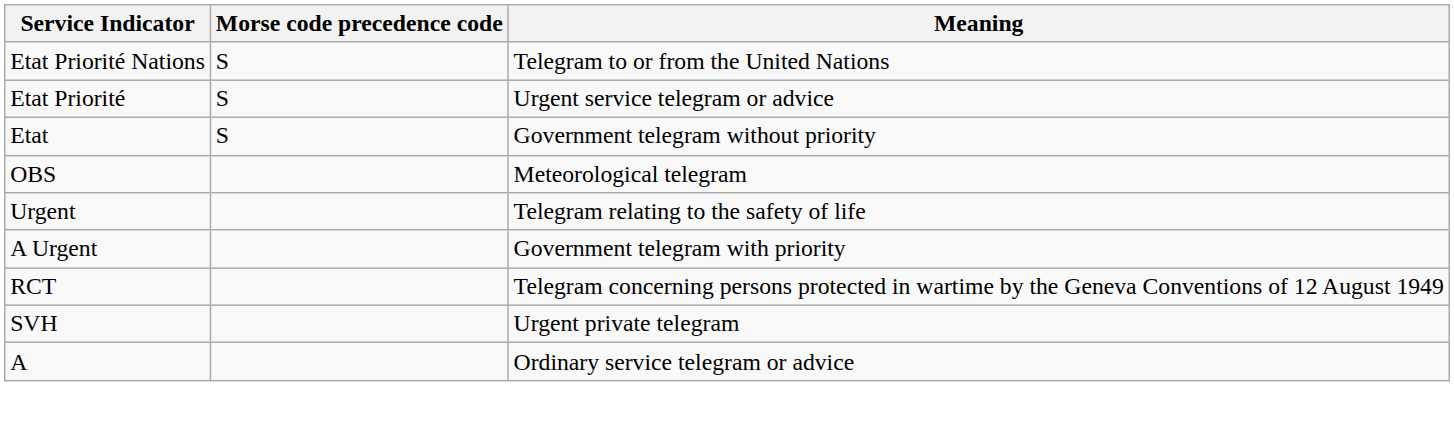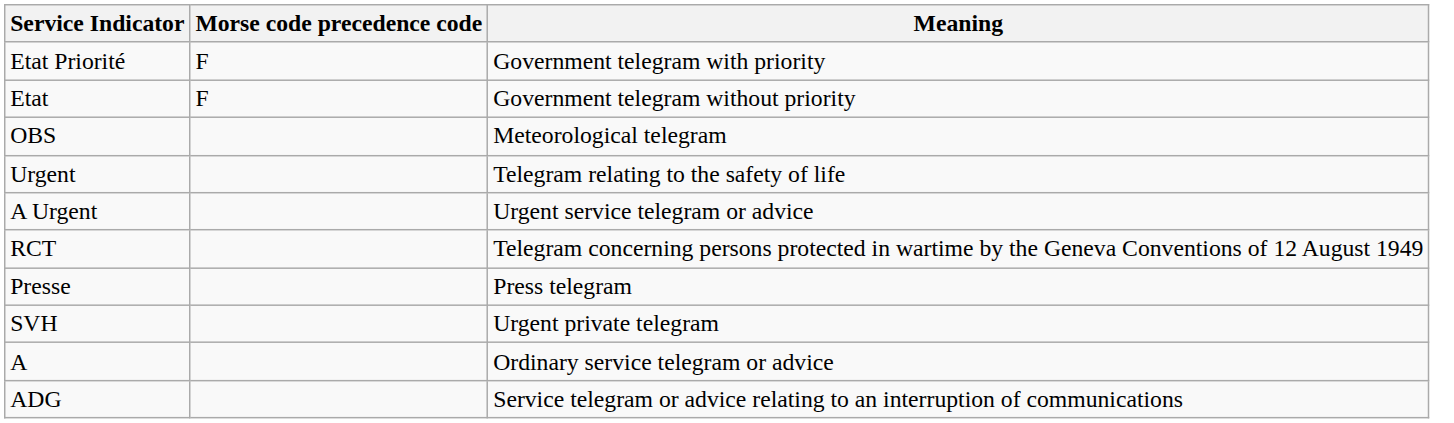- row: (108, 60)
(222, 98) S -> (202, 60) F
(674, 98) Urgent service telegram or advice -> (659, 60) Government telegram with priority
(222, 135) S -> (202, 98) F
(680, 248) Government telegram with priority -> (653, 211) Urgent service telegram or advice
+ row: (40, 286)
+ row: (36, 398)
